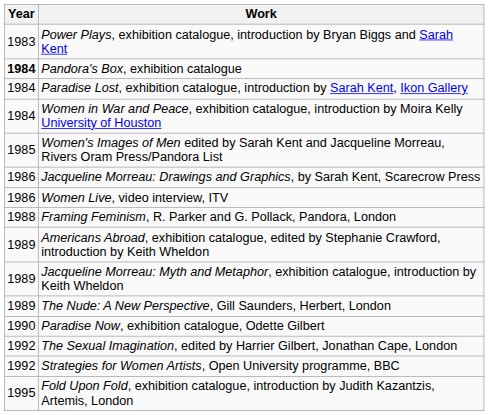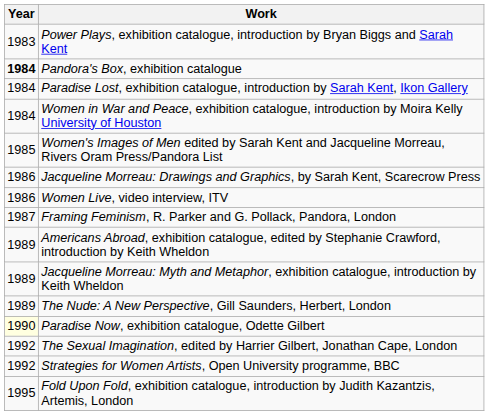(21, 217) 1988 -> (21, 217) 1987
(21, 326) no background -> (21, 326) lightyellow background
